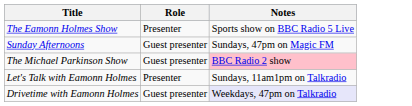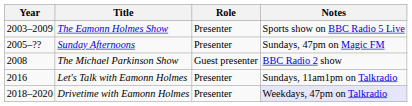+ column: (30, 12)
(175, 45) Guest presenter -> (213, 45) Presenter
(251, 61) pink background -> (302, 61) no background
(175, 93) Guest presenter -> (213, 93) Presenter
